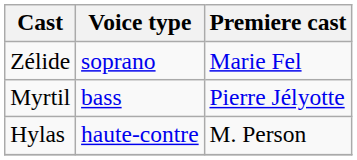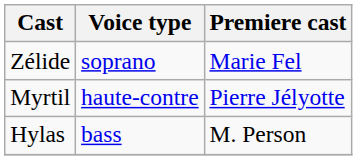(101, 97) bass -> (140, 97) haute-contre
(140, 135) haute-contre -> (101, 135) bass
